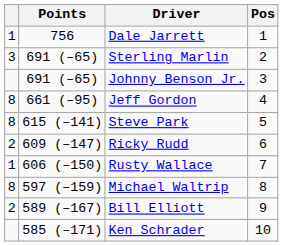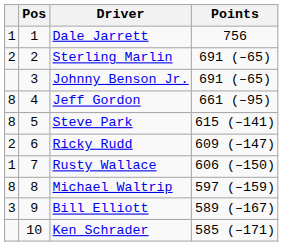columns swapped: (263, 16) <-> (62, 16)
(12, 59) 3 -> (12, 59) 2
(12, 209) 2 -> (12, 209) 3
